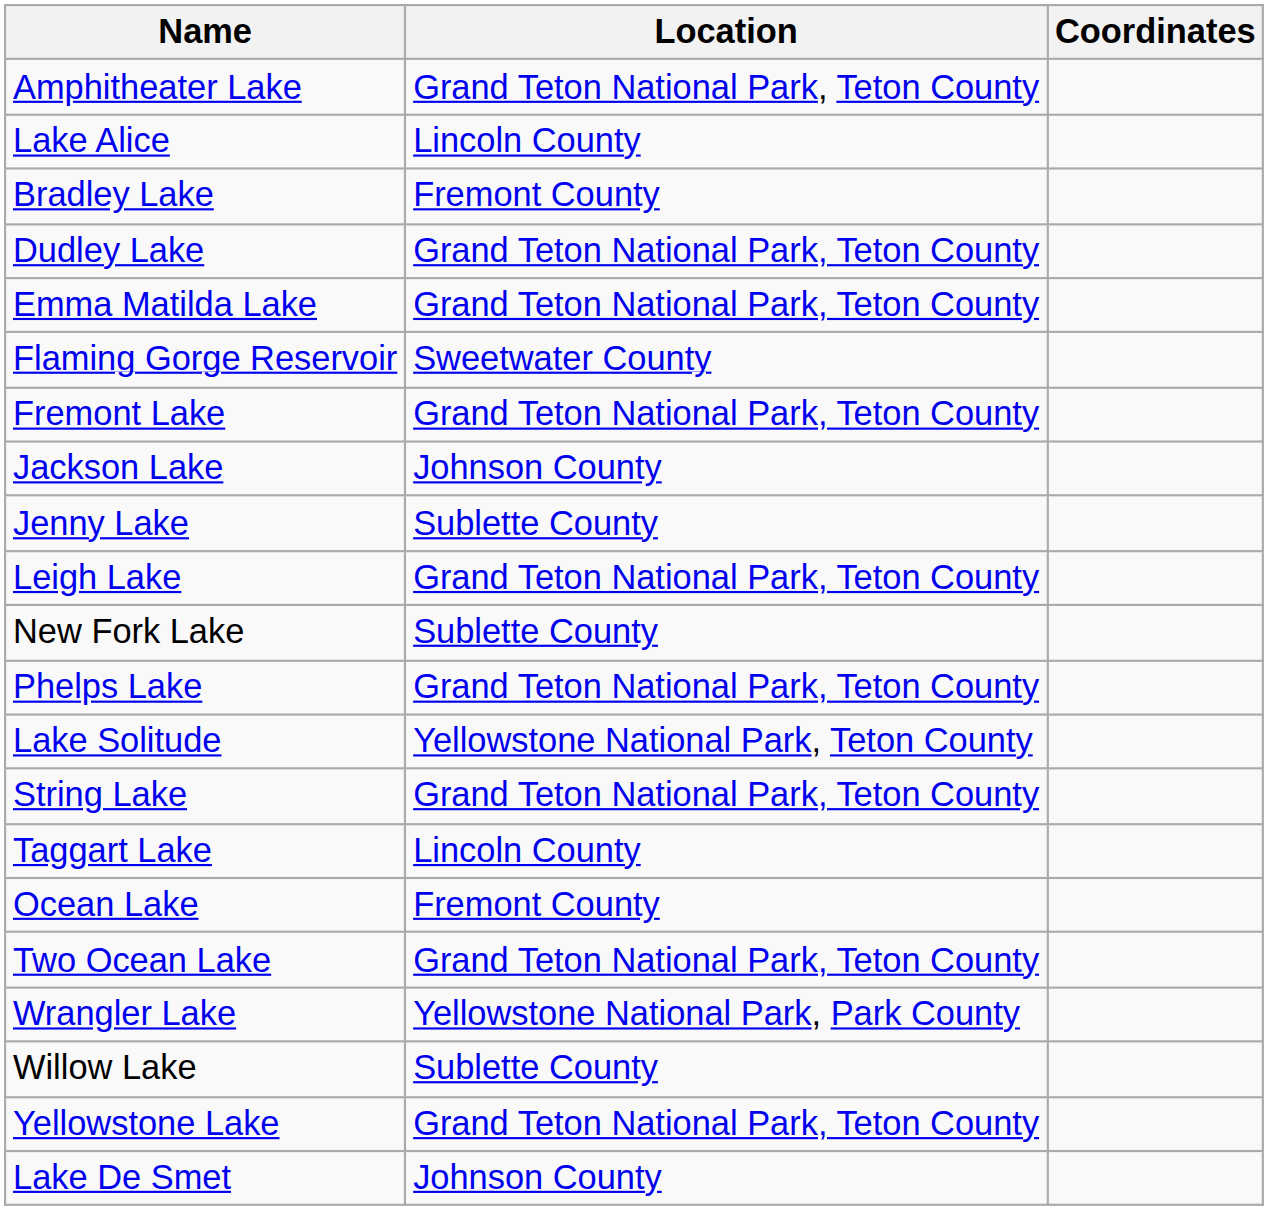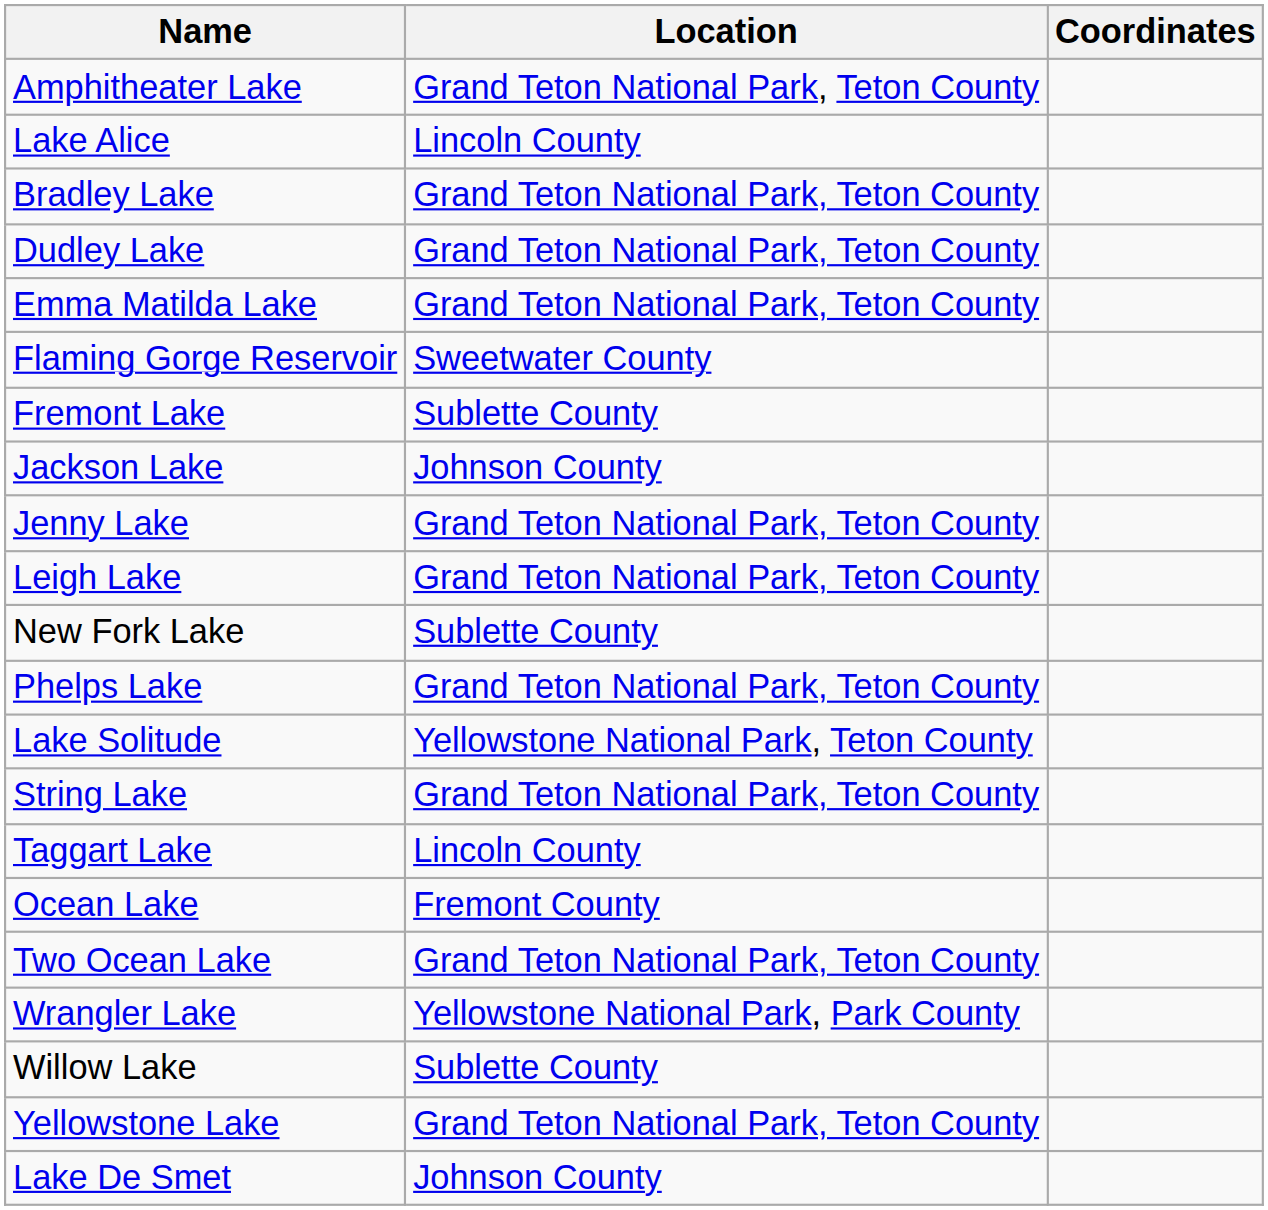(536, 195) Fremont County -> (726, 195) Grand Teton National Park, Teton County
(726, 413) Grand Teton National Park, Teton County -> (536, 413) Sublette County
(536, 522) Sublette County -> (726, 522) Grand Teton National Park, Teton County
